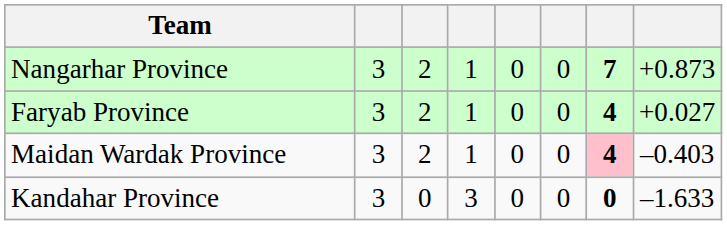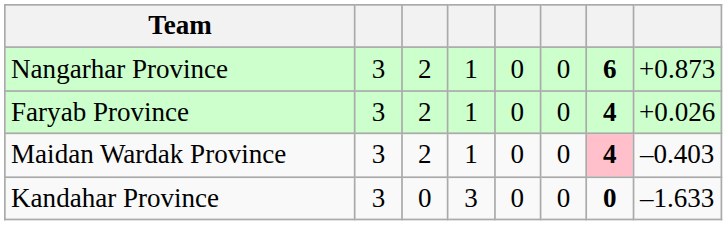(610, 68) 7 -> (610, 68) 6
(677, 111) +0.027 -> (677, 111) +0.026
